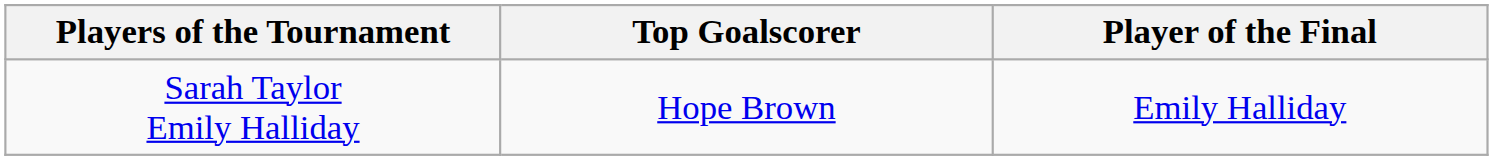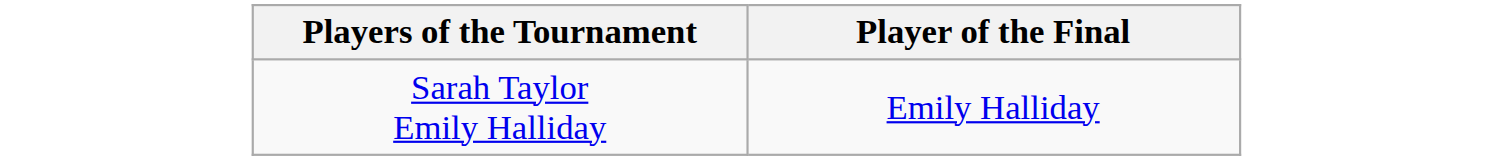- column: (746, 32)
